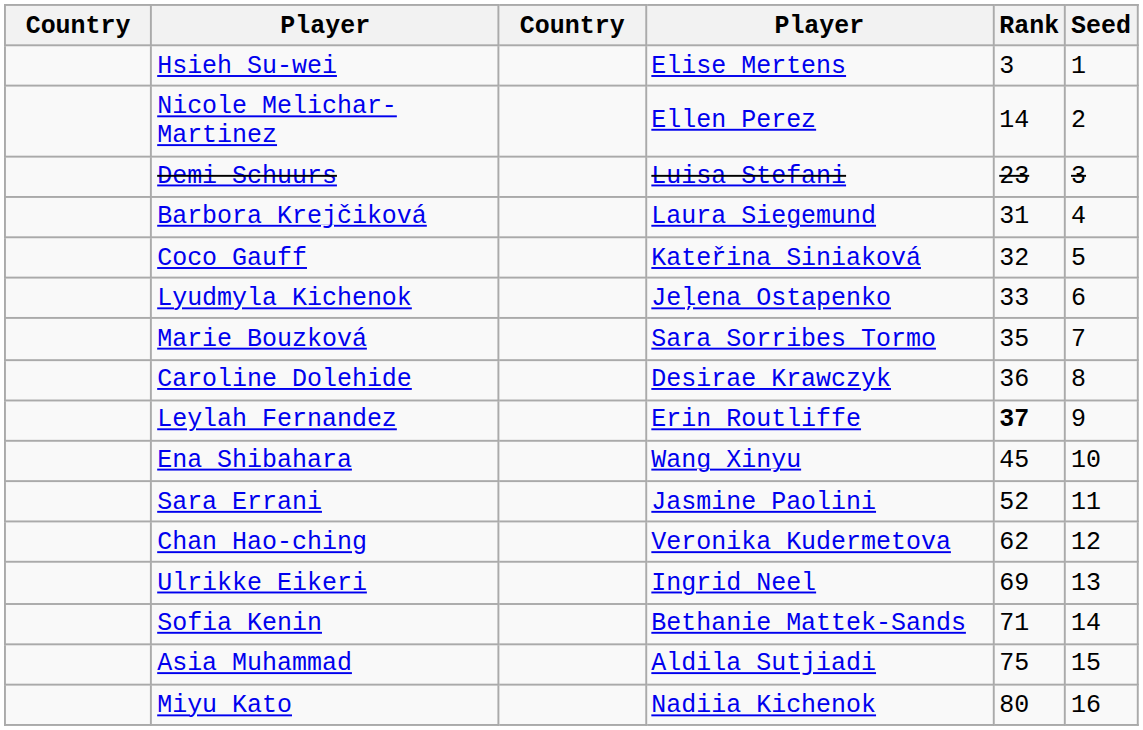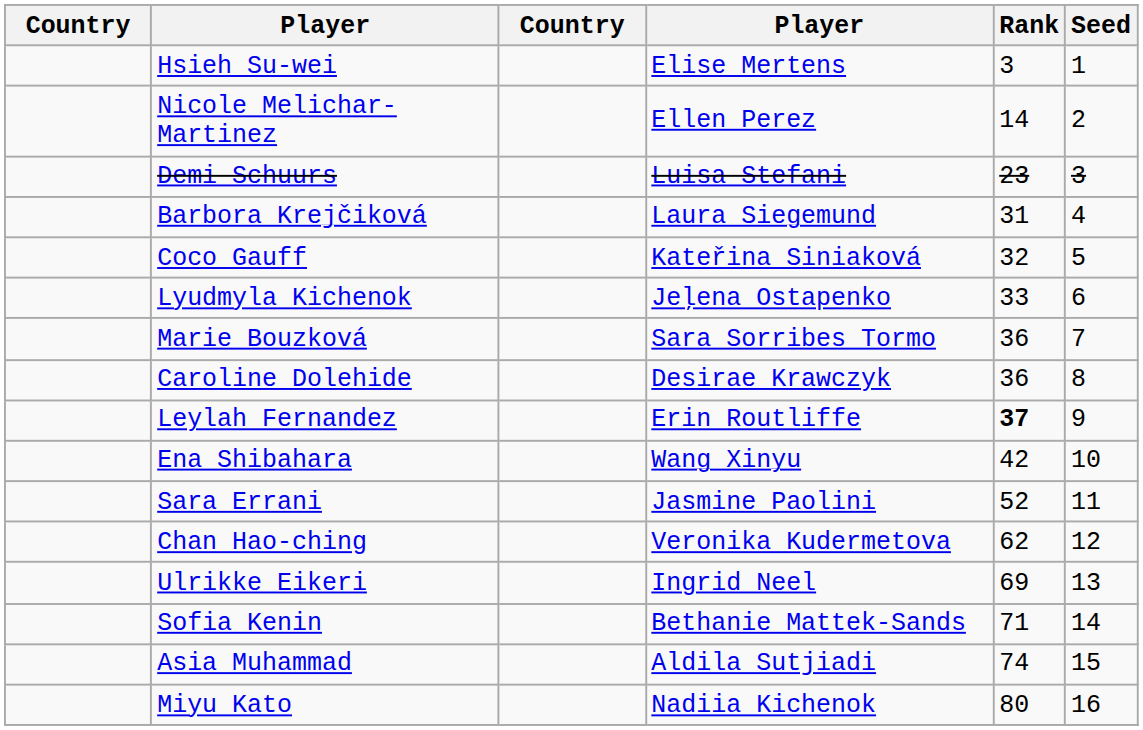(1014, 339) 35 -> (1014, 339) 36
(1014, 461) 45 -> (1014, 461) 42
(1014, 664) 75 -> (1014, 664) 74
